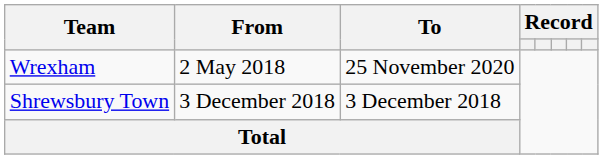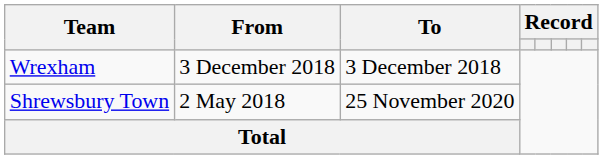(232, 66) 2 May 2018 -> (257, 66) 3 December 2018
(430, 66) 25 November 2020 -> (423, 66) 3 December 2018
(257, 101) 3 December 2018 -> (232, 101) 2 May 2018
(423, 101) 3 December 2018 -> (430, 101) 25 November 2020
